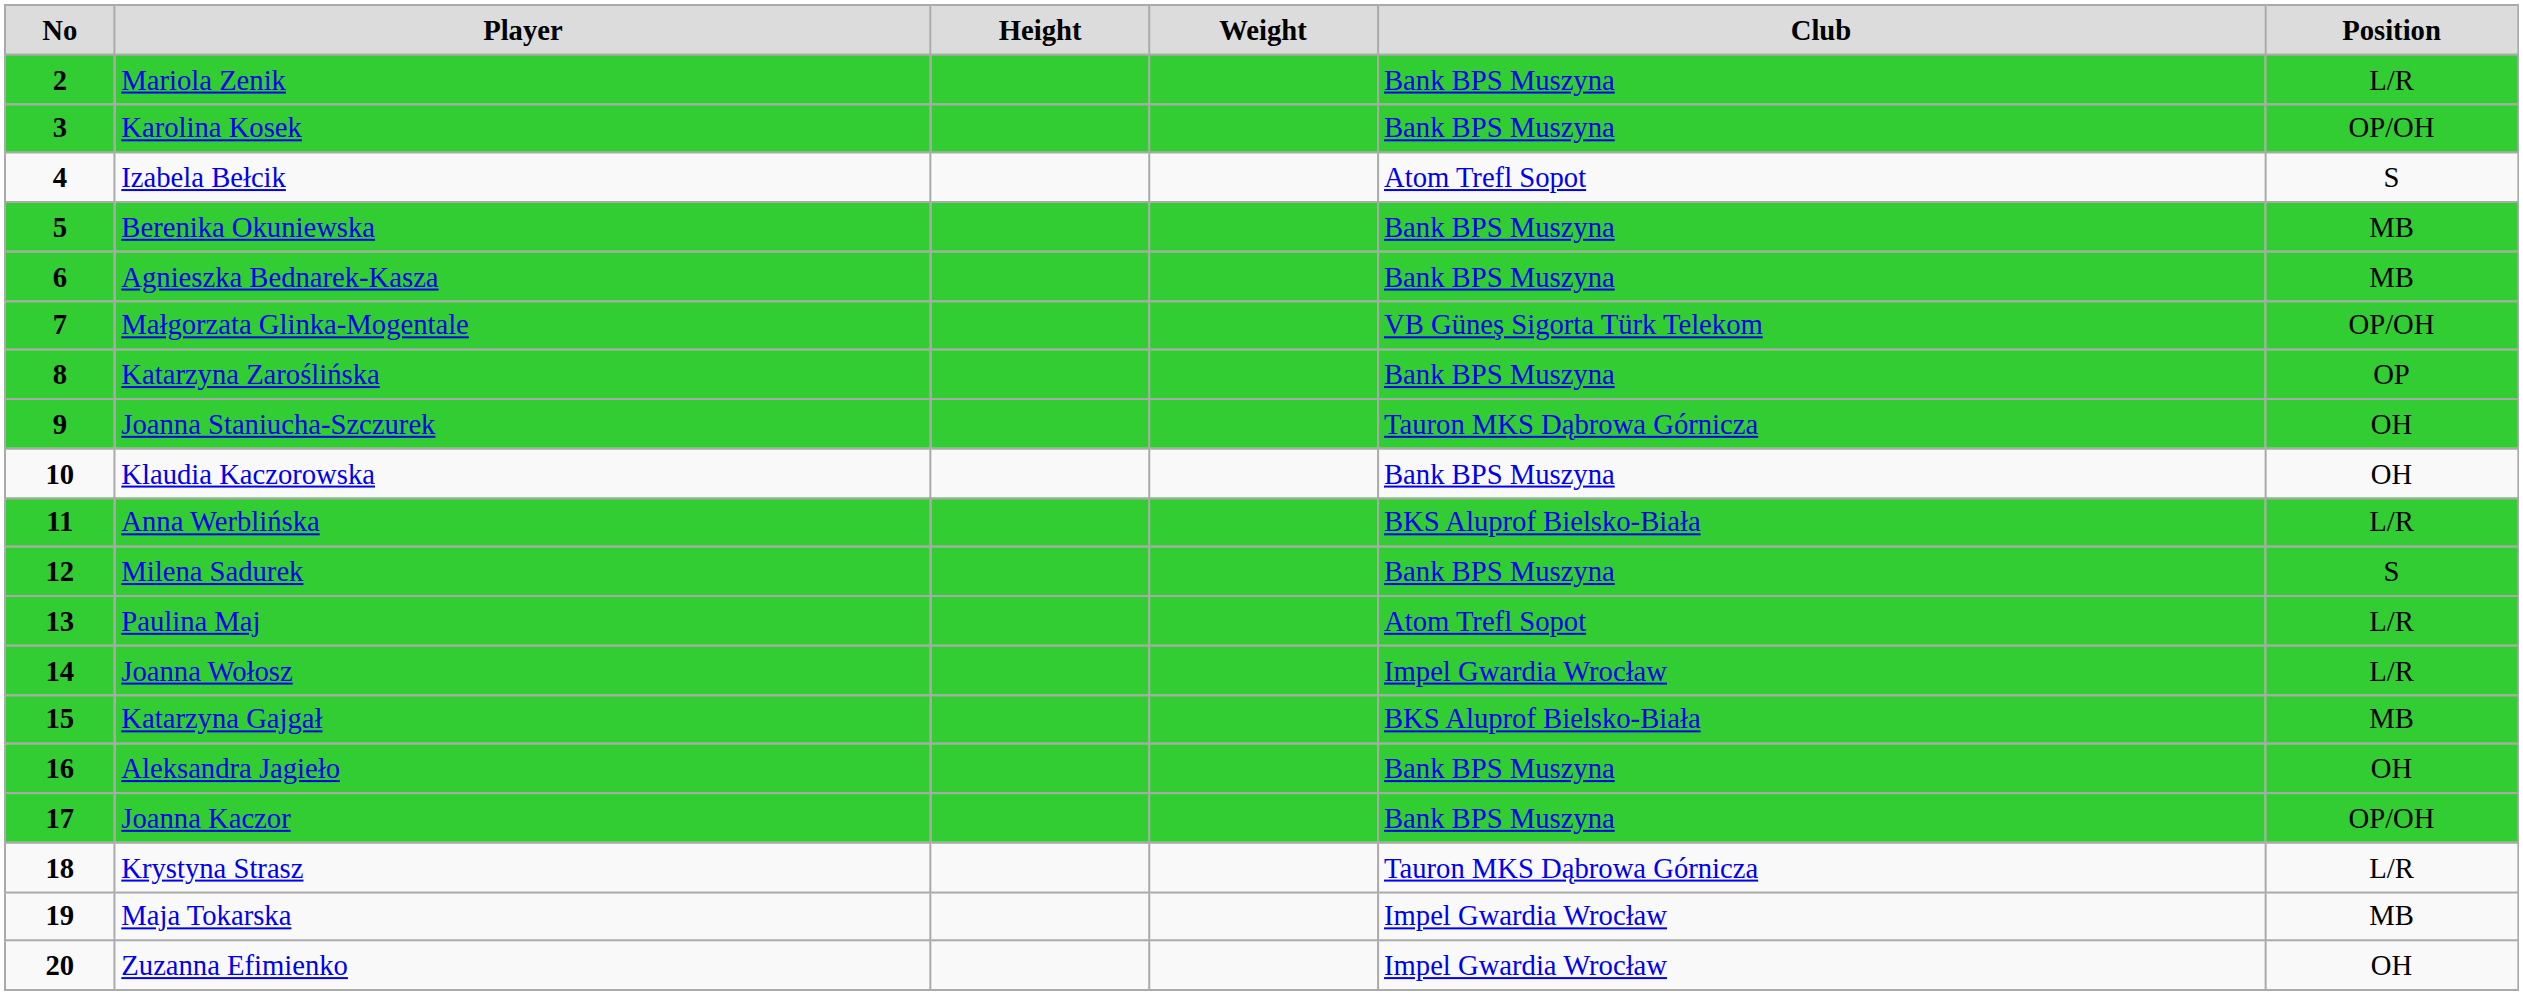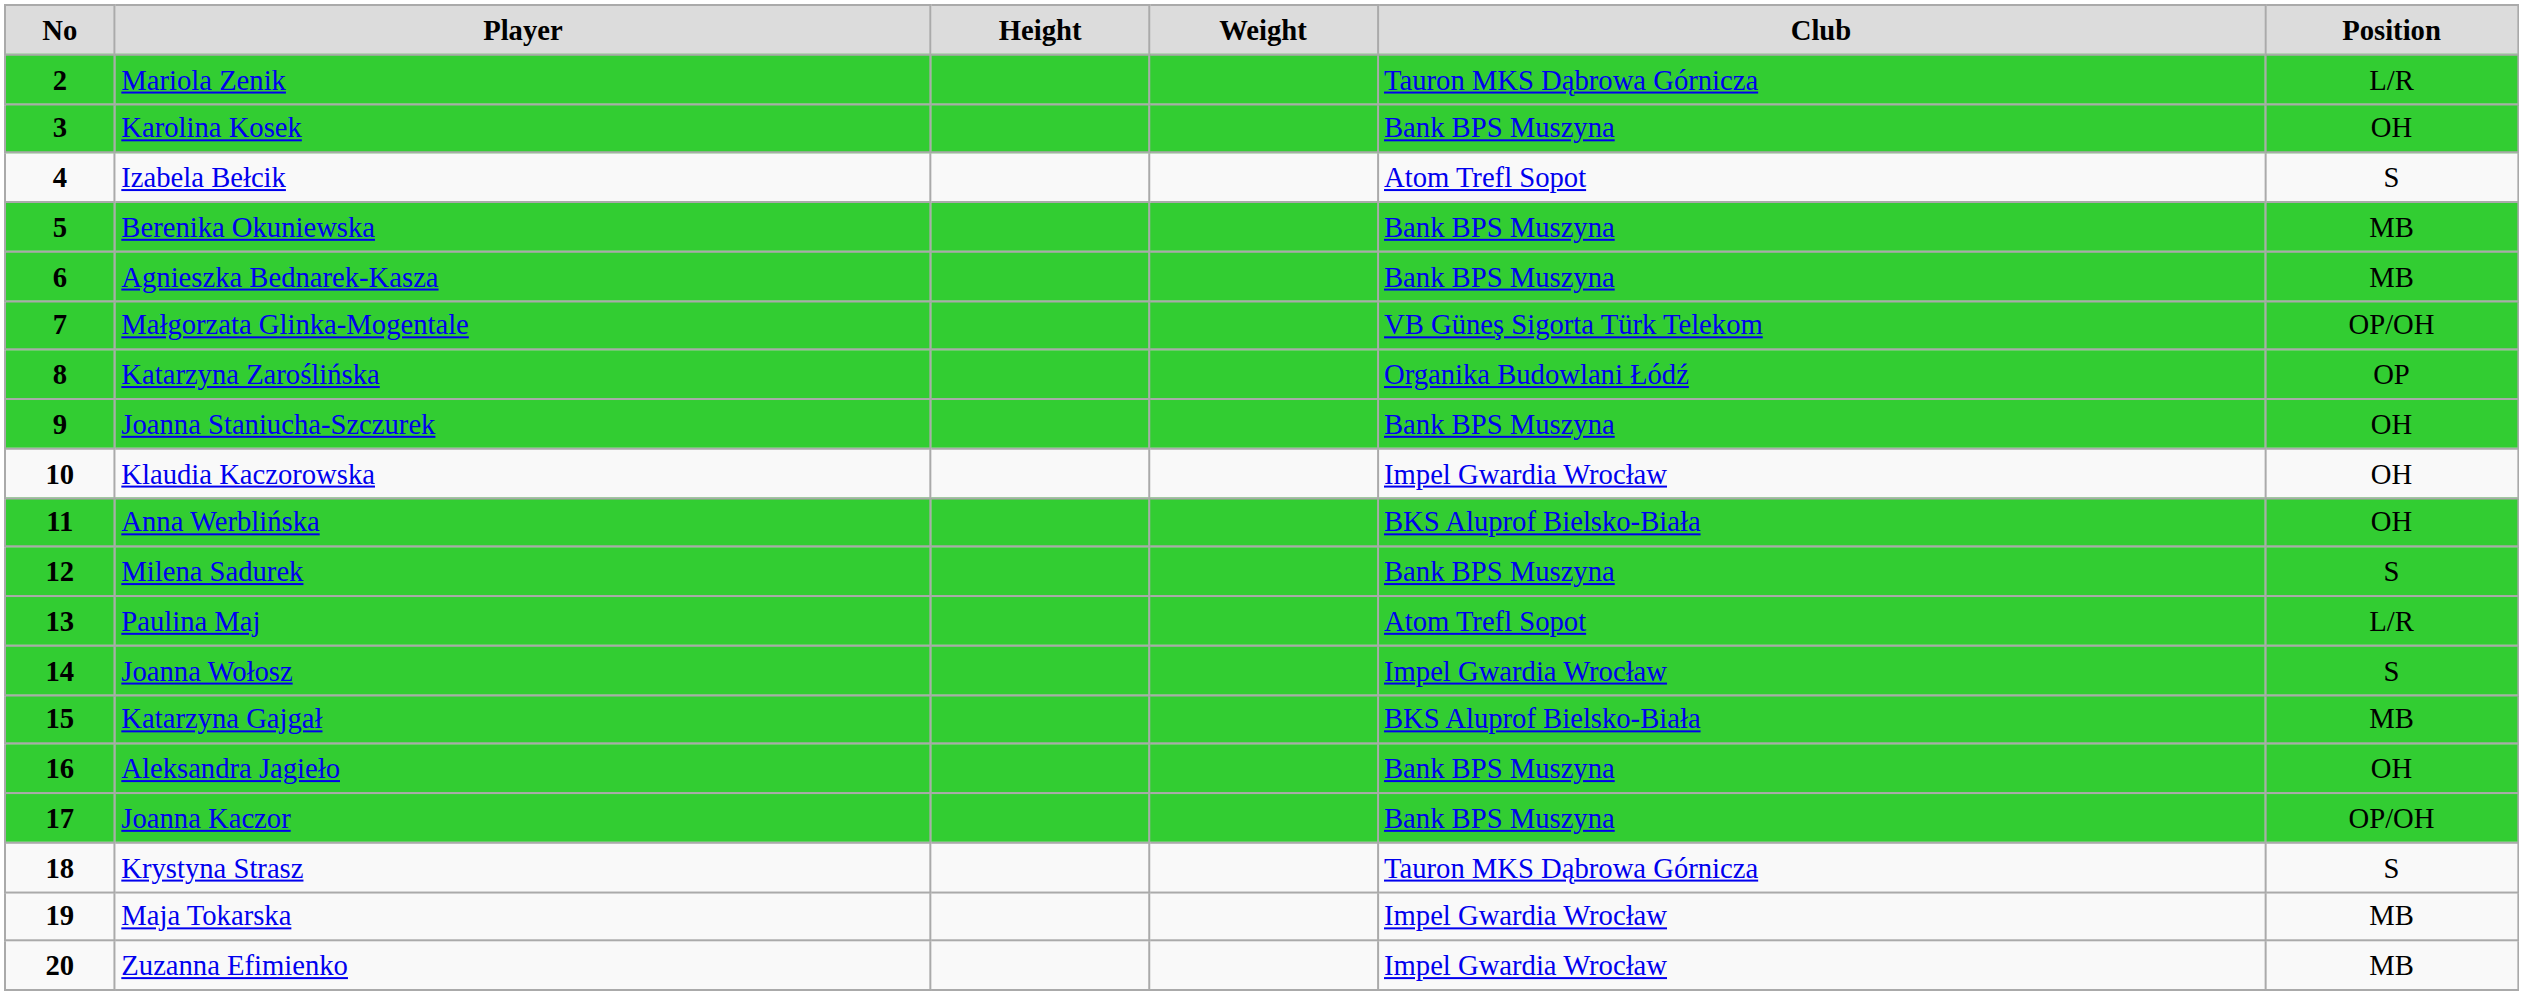(1499, 79) Bank BPS Muszyna -> (1571, 79) Tauron MKS Dąbrowa Górnicza
(2392, 128) OP/OH -> (2392, 128) OH
(1499, 374) Bank BPS Muszyna -> (1536, 374) Organika Budowlani Łódź
(1571, 424) Tauron MKS Dąbrowa Górnicza -> (1499, 424) Bank BPS Muszyna
(1499, 473) Bank BPS Muszyna -> (1526, 473) Impel Gwardia Wrocław
(2392, 522) L/R -> (2392, 522) OH
(2392, 670) L/R -> (2392, 670) S
(2392, 867) L/R -> (2392, 867) S
(2392, 965) OH -> (2392, 965) MB
